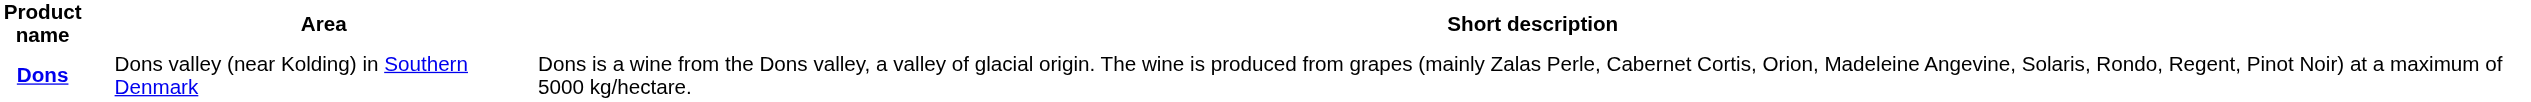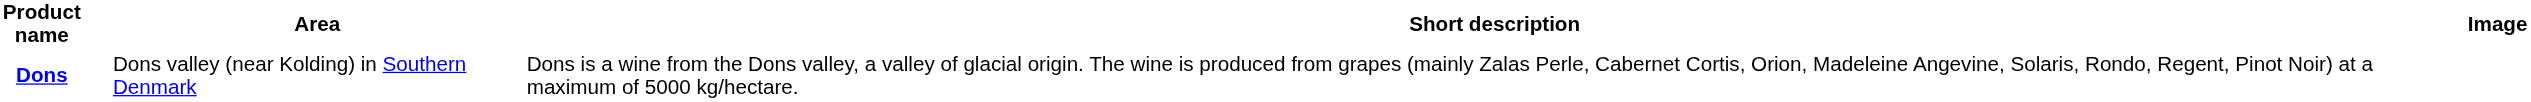+ column: (2498, 23)
